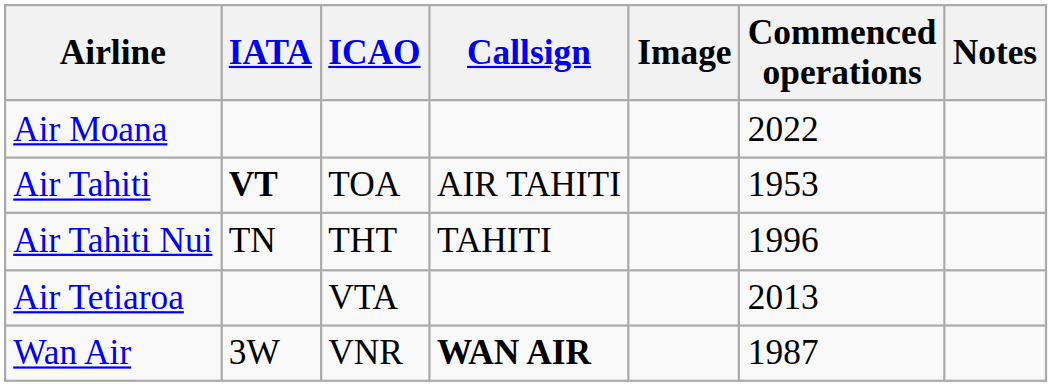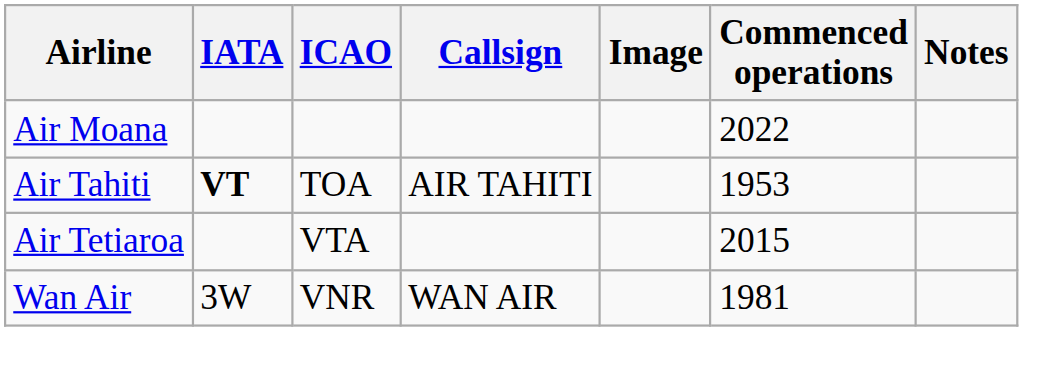- row: (113, 240)
(783, 296) 2013 -> (755, 240) 2015
(514, 352) bold -> (482, 296) normal
(783, 352) 1987 -> (755, 296) 1981
